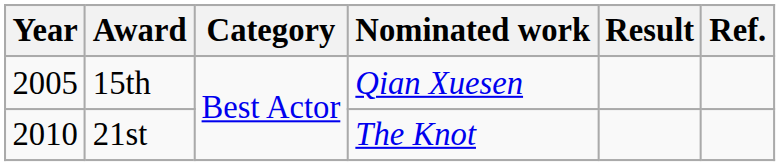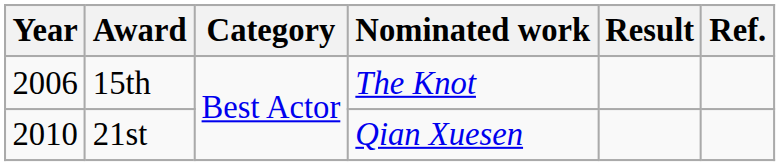(45, 82) 2005 -> (45, 82) 2006
(439, 82) Qian Xuesen -> (416, 82) The Knot
(416, 133) The Knot -> (439, 133) Qian Xuesen
